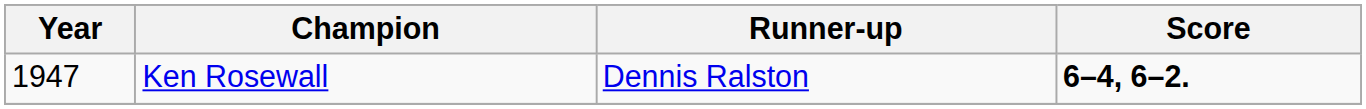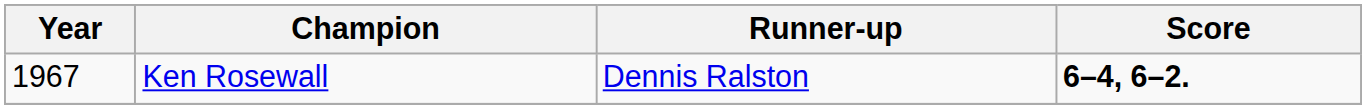(46, 77) 1947 -> (46, 77) 1967
